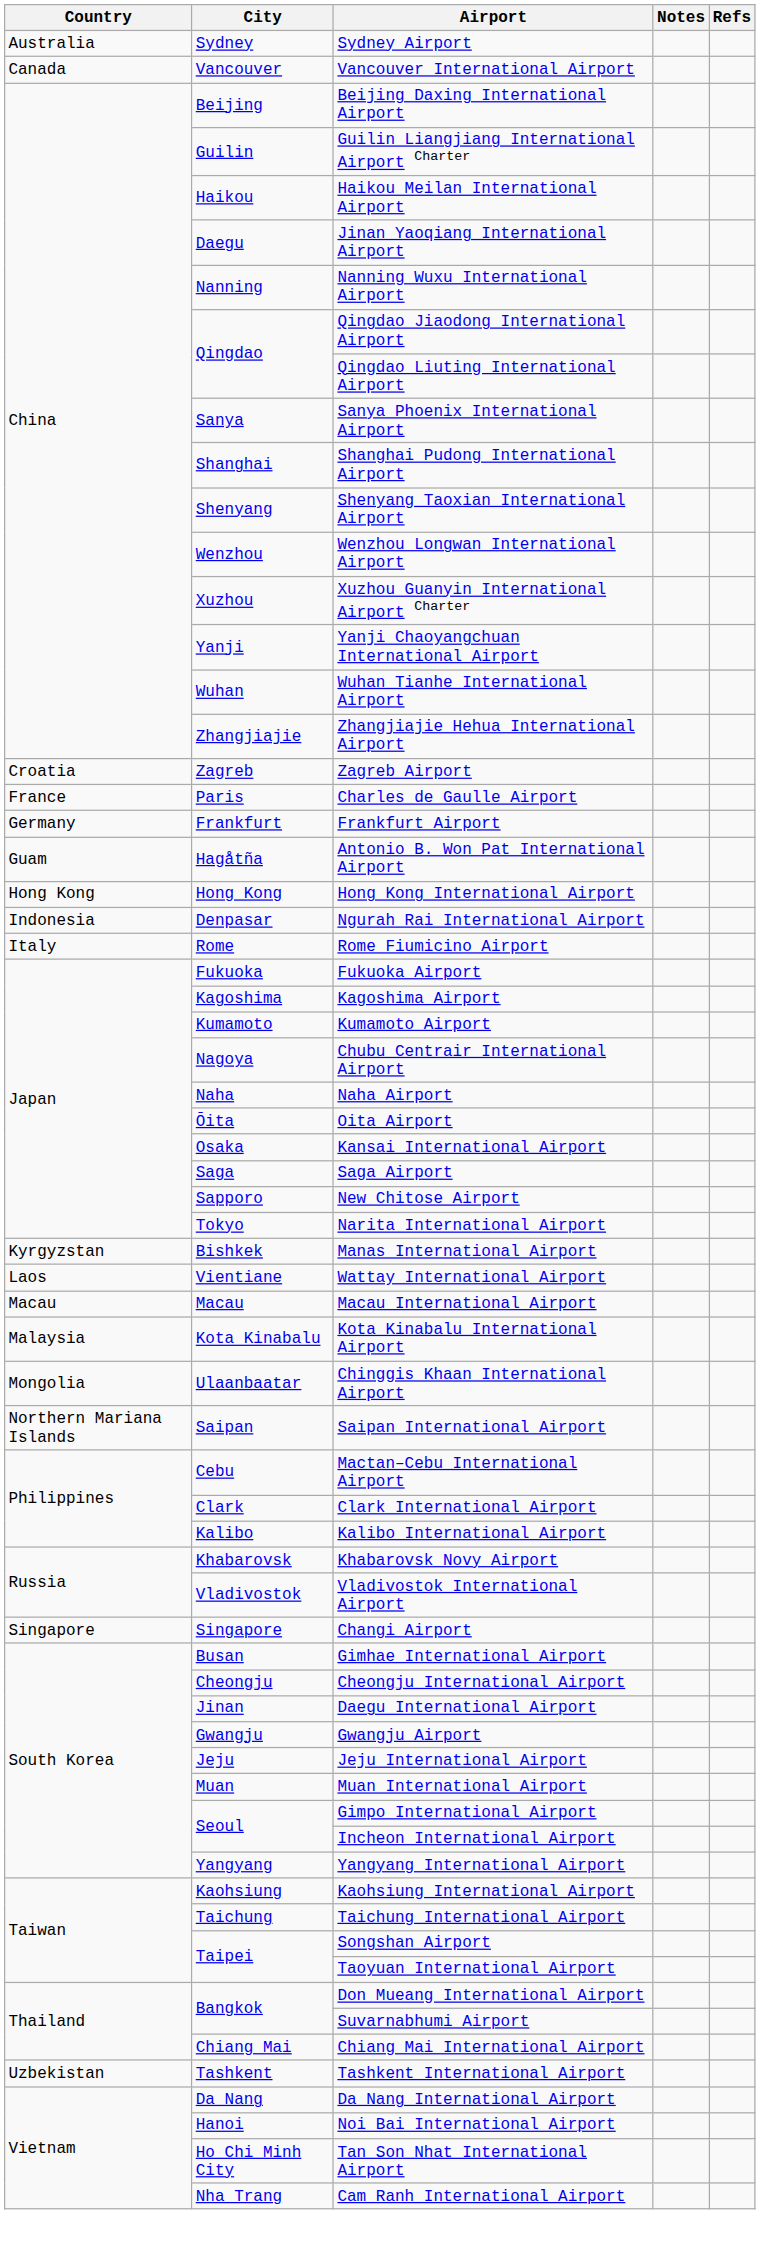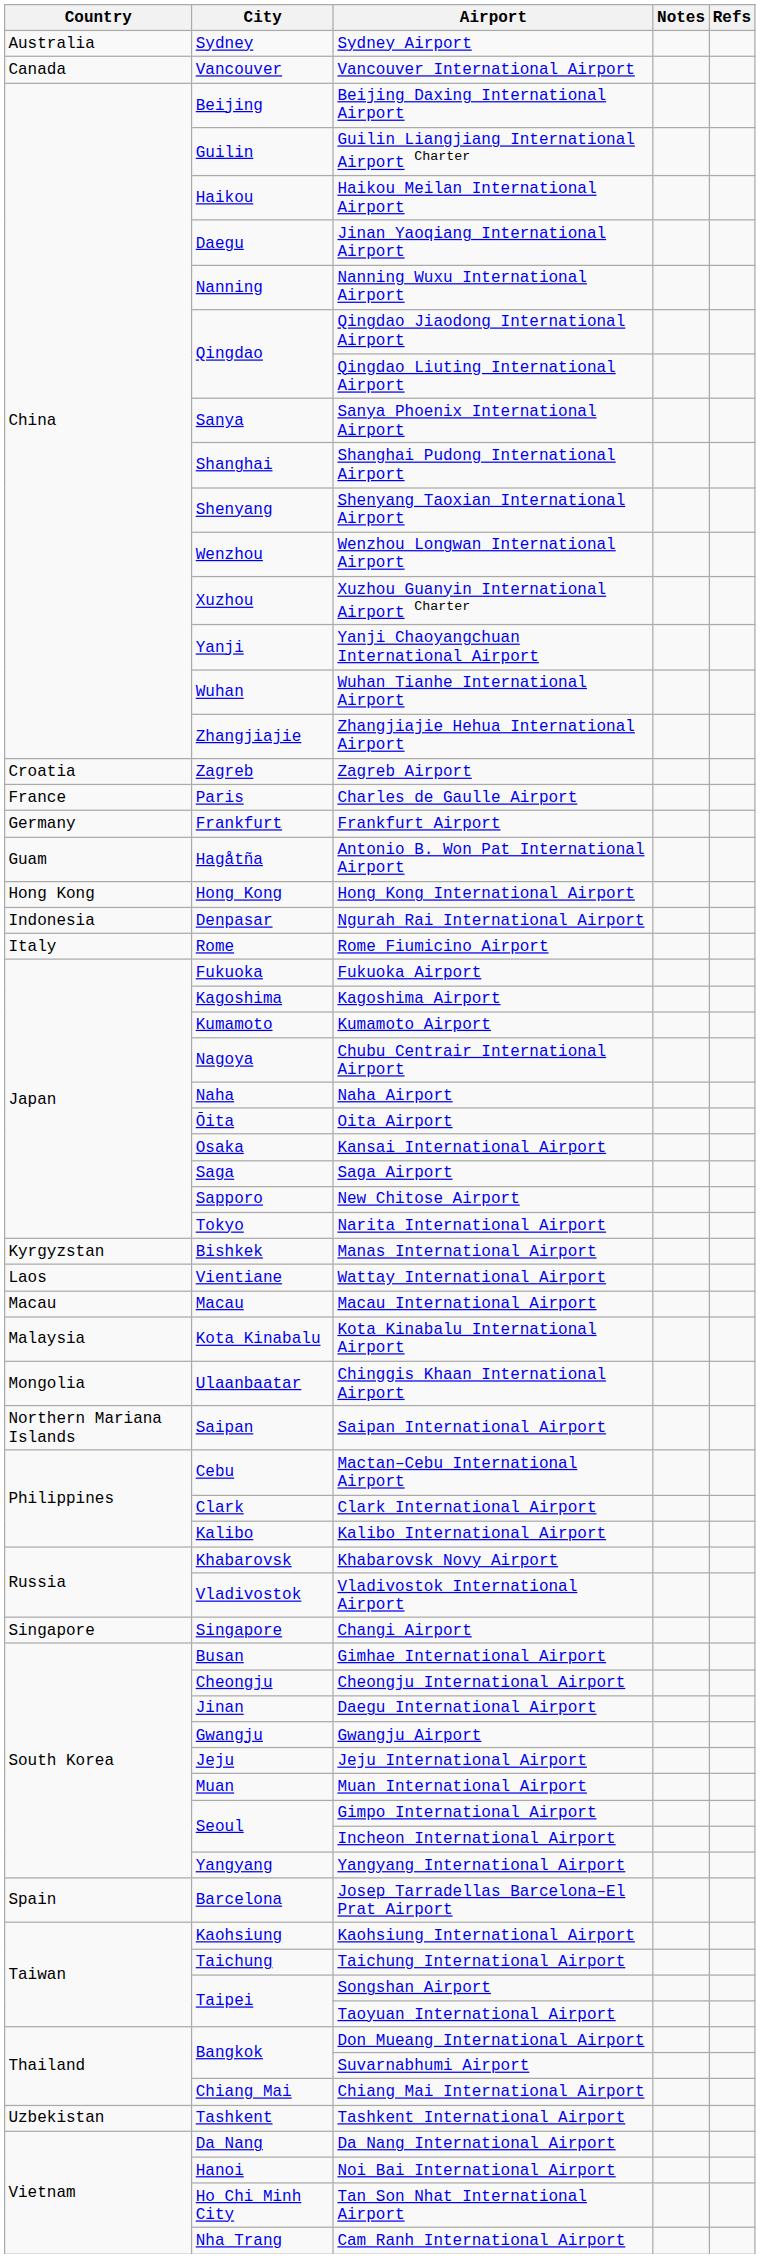+ row: (481, 1900)
